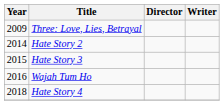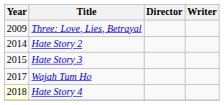(17, 76) 2016 -> (17, 76) 2017
(17, 92) no background -> (17, 92) lightyellow background
